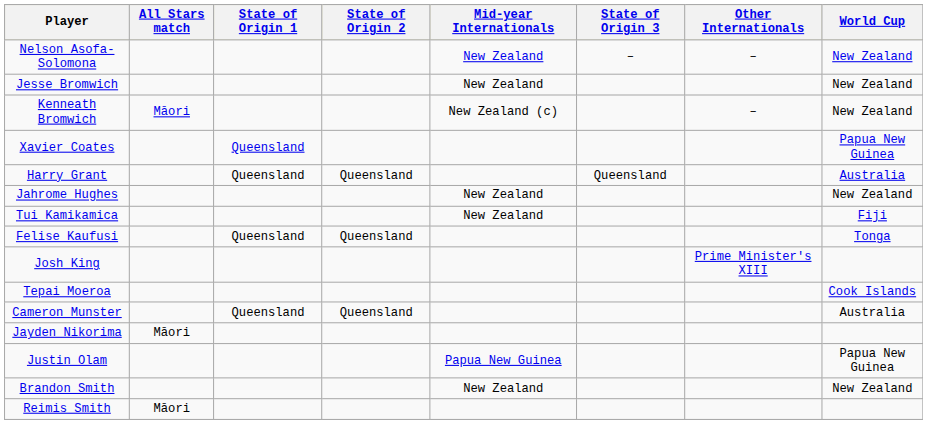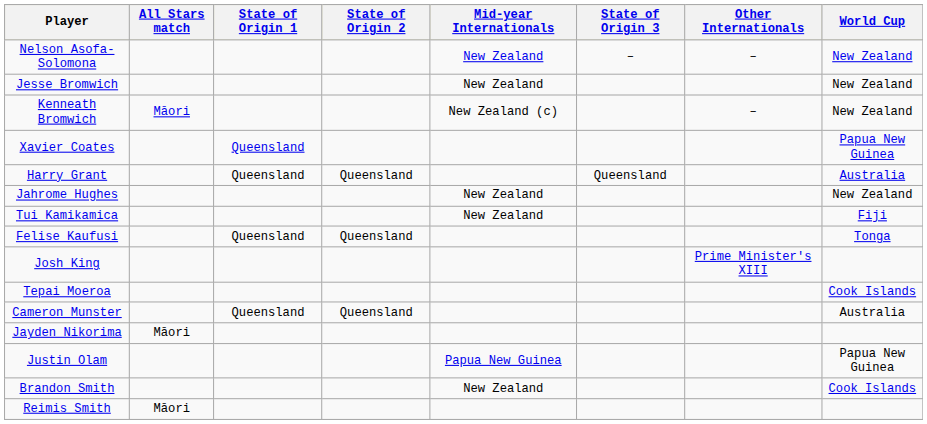(872, 388) New Zealand -> (872, 388) Cook Islands
